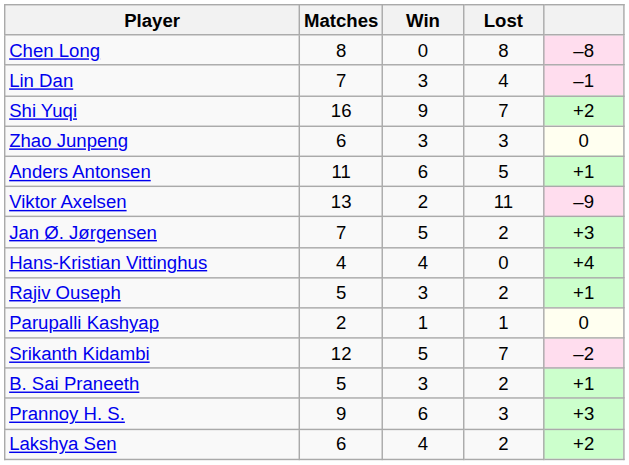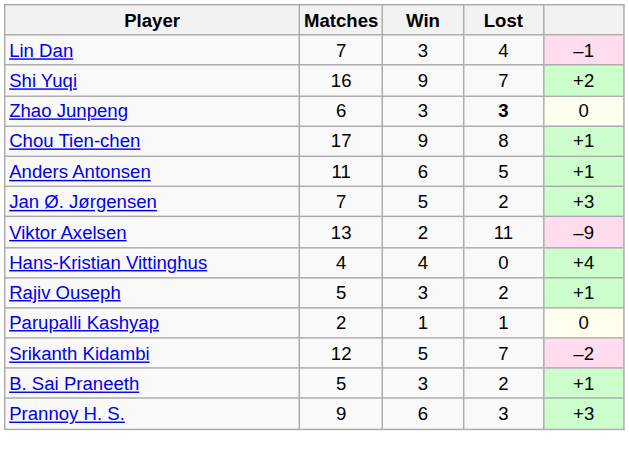- row: (55, 50)
(503, 141) normal -> (503, 111) bold
+ row: (75, 141)
rows swapped: (68, 202) <-> (83, 232)
- row: (63, 444)
